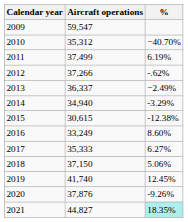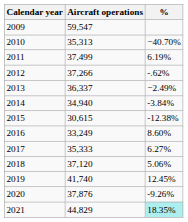(80, 42) 35,312 -> (80, 42) 35,313
(161, 103) -3.29% -> (161, 103) -3.84%
(80, 164) 37,150 -> (80, 164) 37,120
(80, 210) 44,827 -> (80, 210) 44,829
